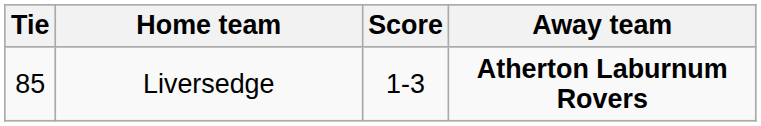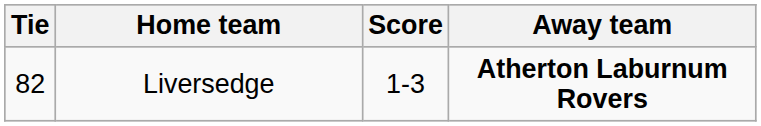(30, 83) 85 -> (30, 83) 82
